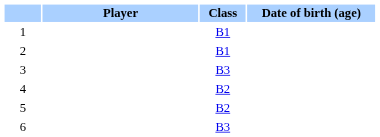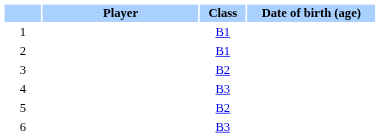(223, 70) B3 -> (223, 70) B2
(223, 89) B2 -> (223, 89) B3
